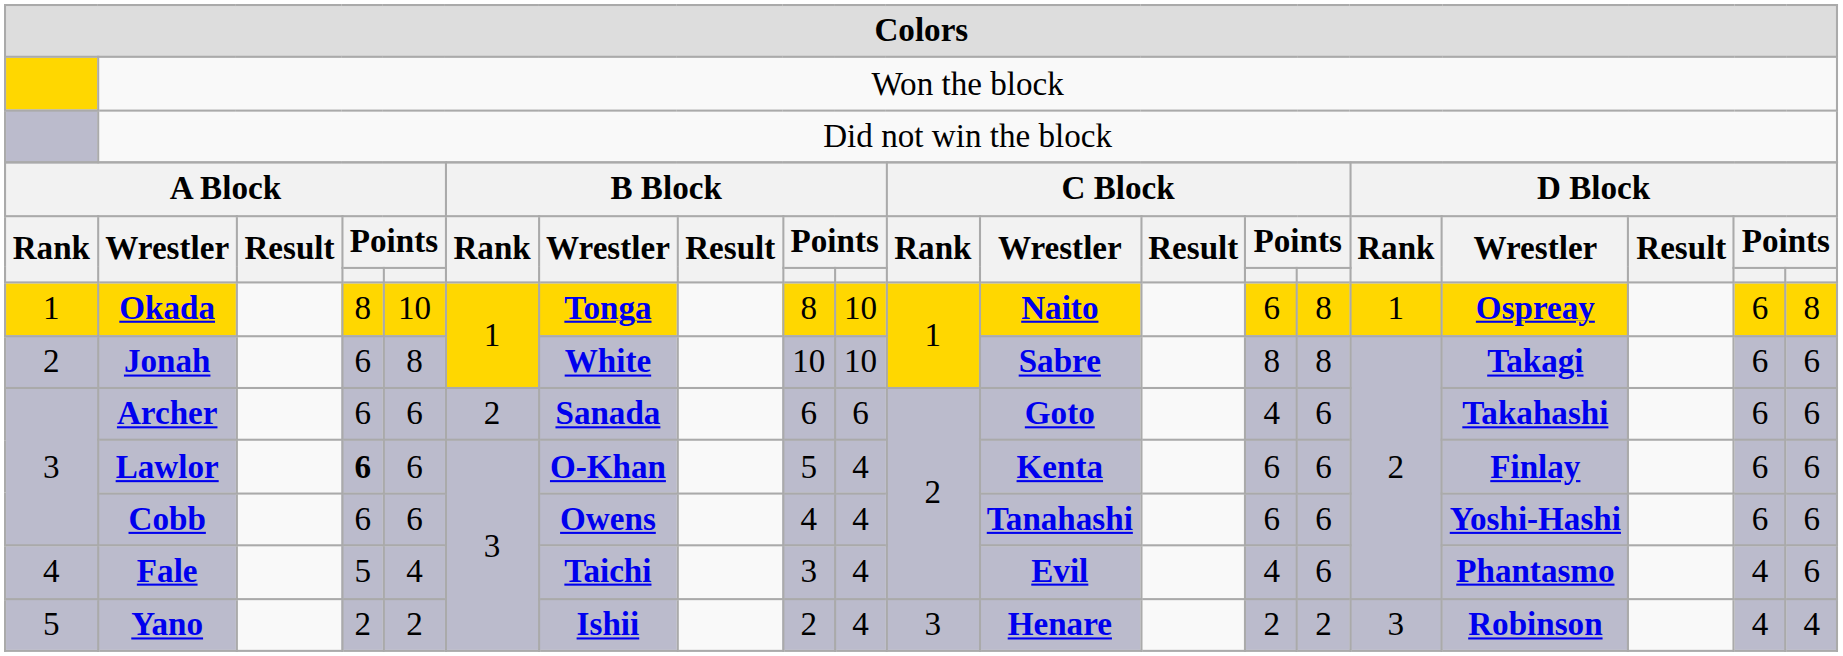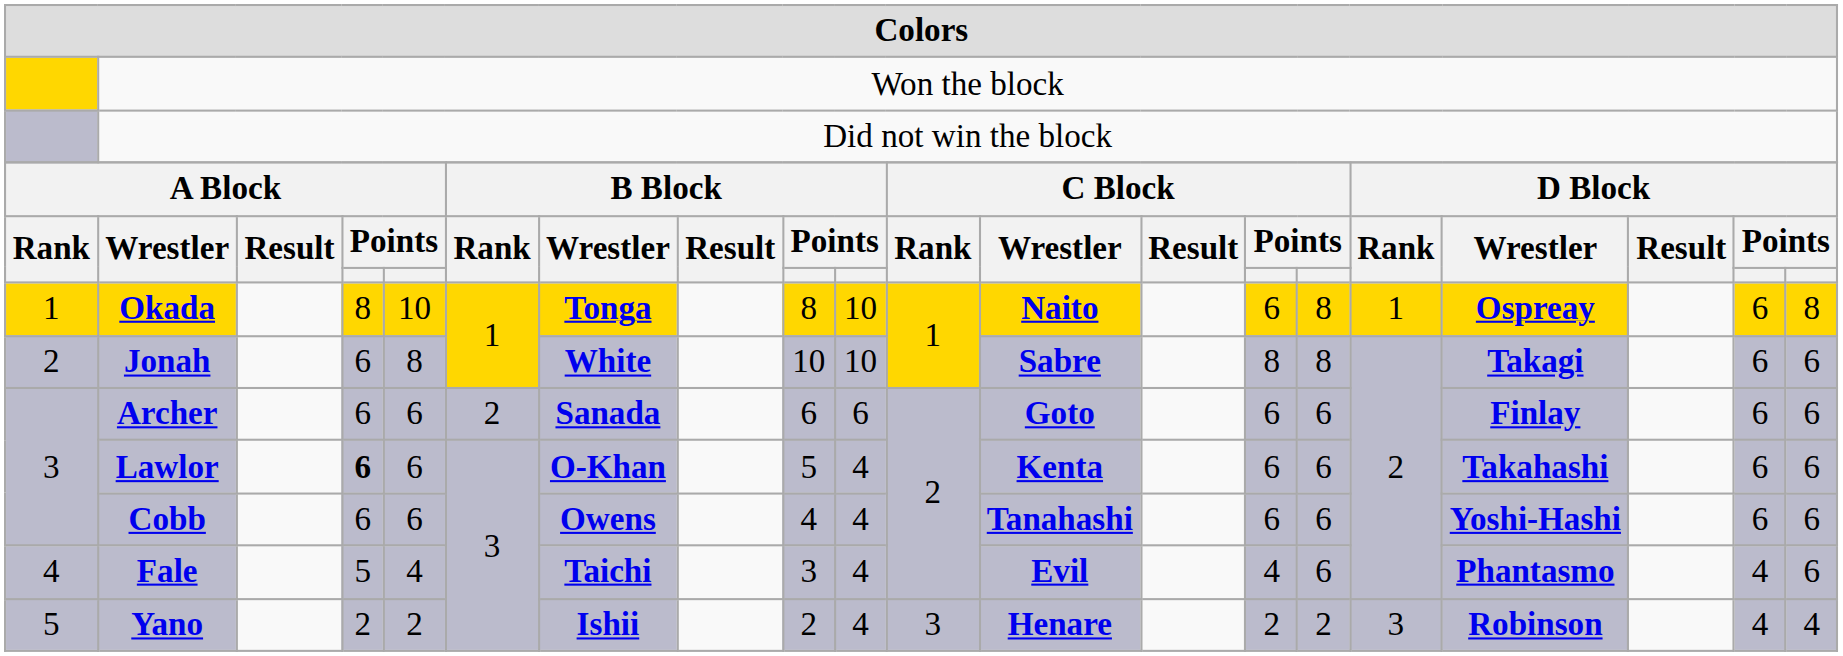(1272, 413) 4 -> (1272, 413) 6
(1535, 413) Takahashi -> (1535, 413) Finlay
(1535, 466) Finlay -> (1535, 466) Takahashi
